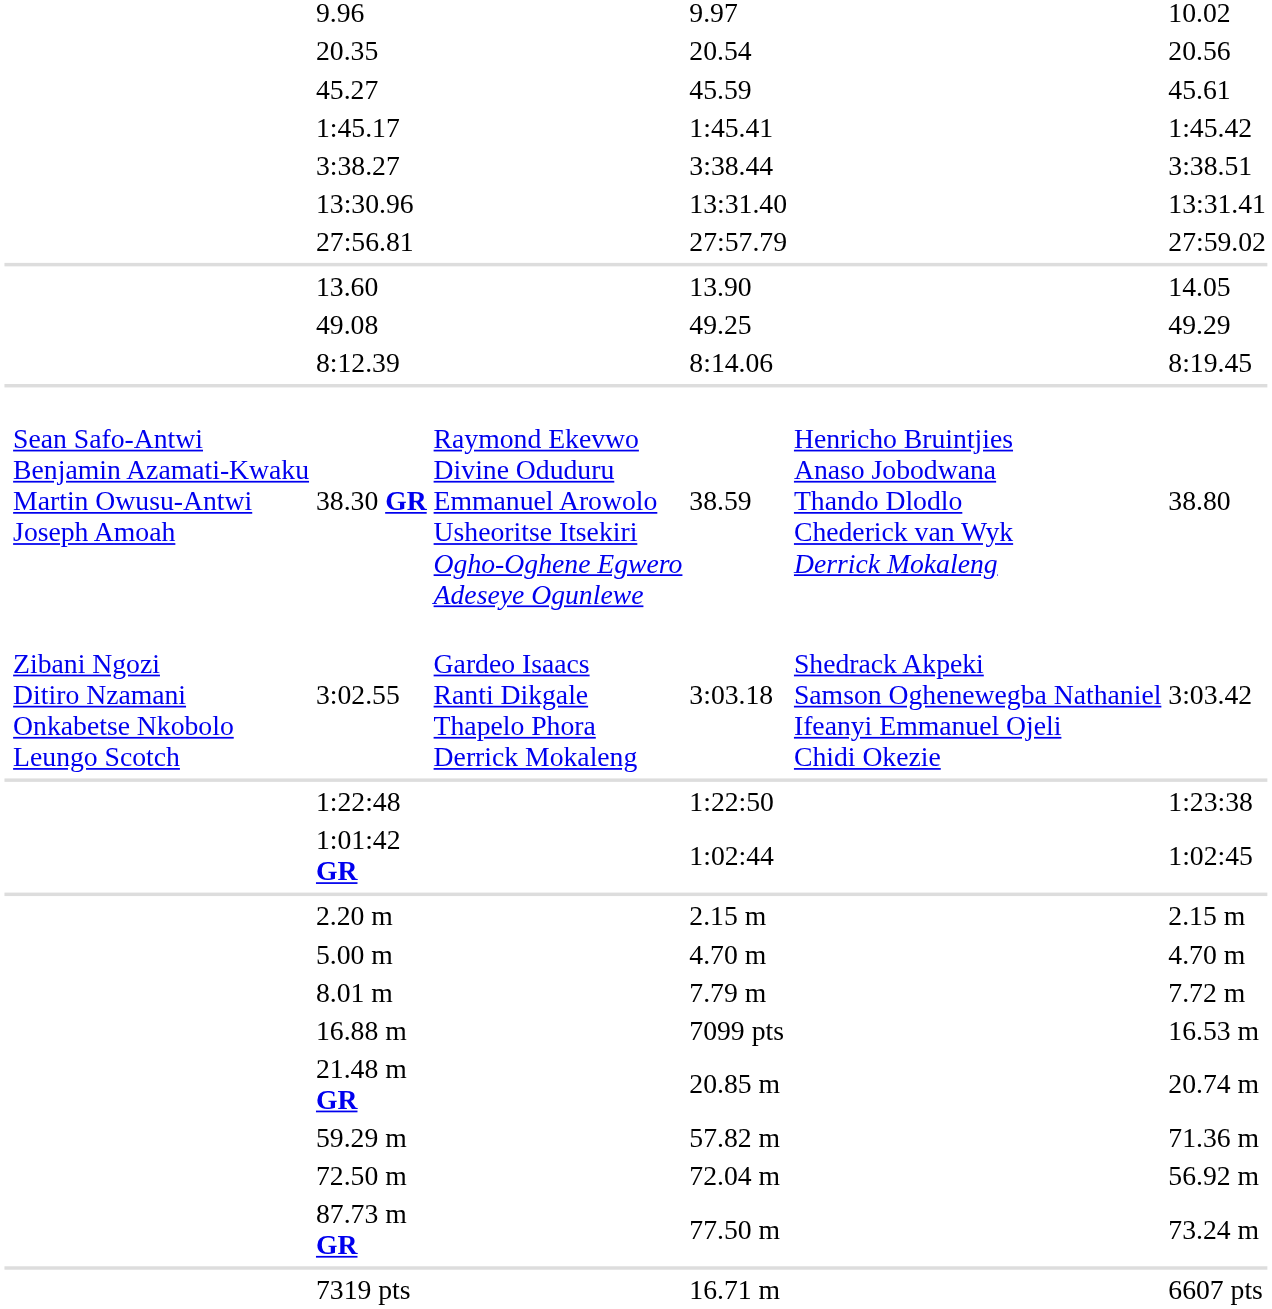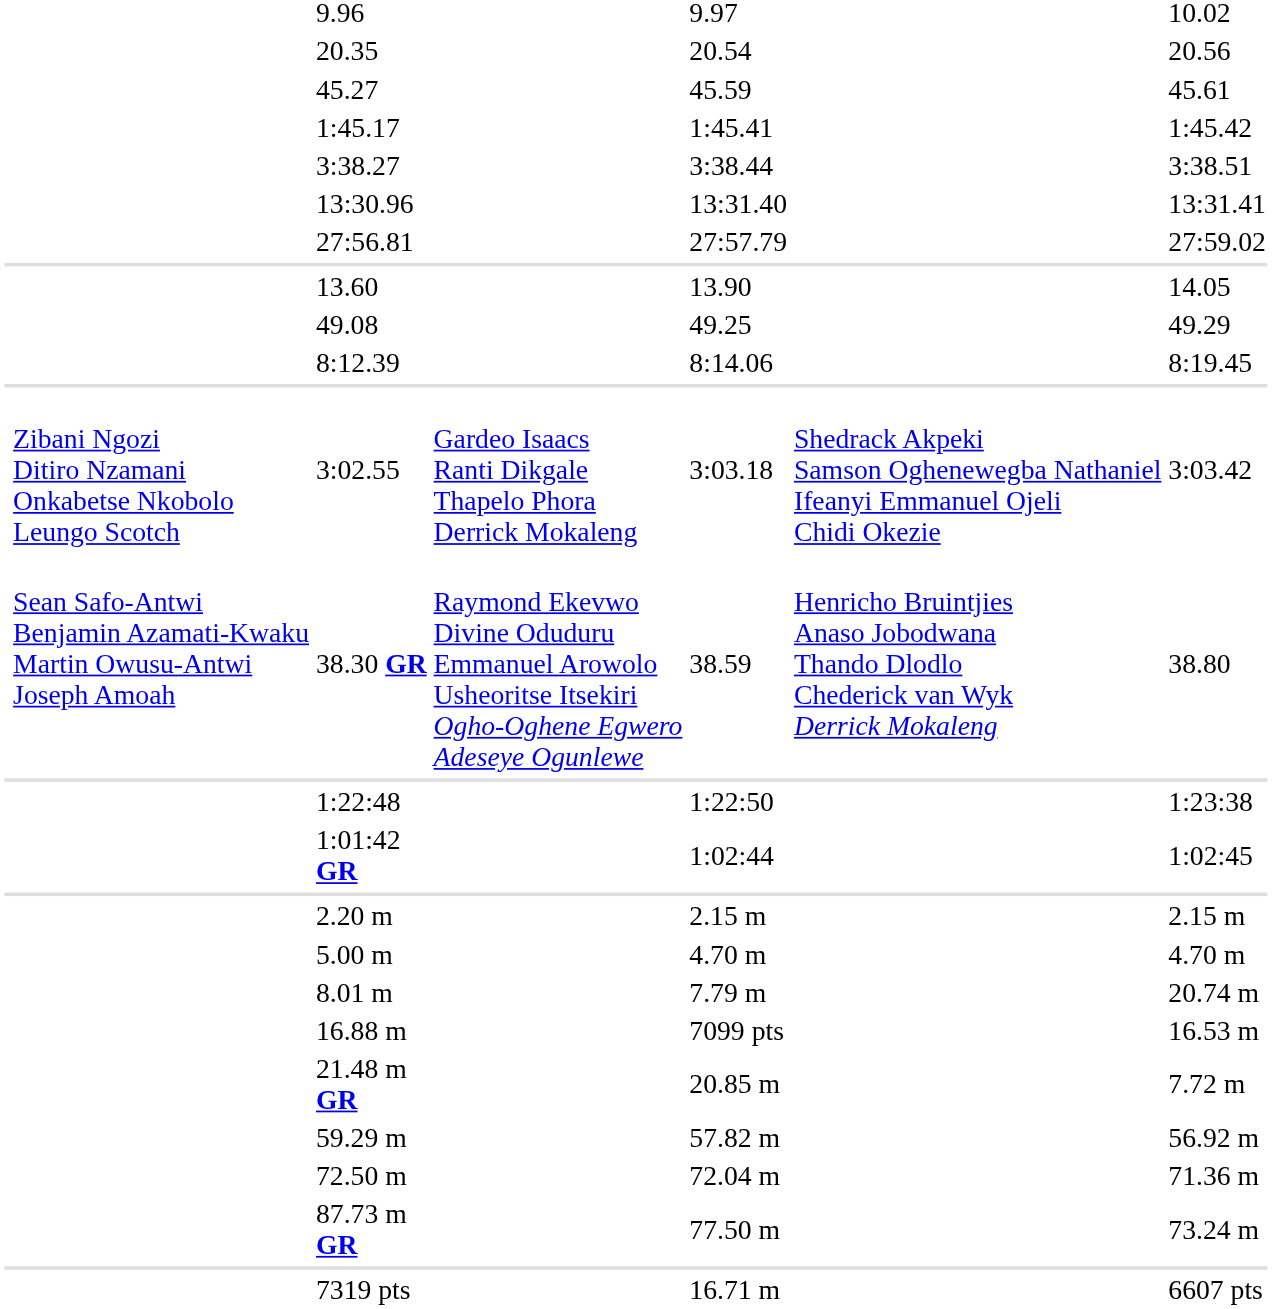rows swapped: (161, 485) <-> (123, 710)
(1207, 992) 7.72 m -> (1214, 992) 20.74 m
(1214, 1084) 20.74 m -> (1207, 1084) 7.72 m
(1214, 1137) 71.36 m -> (1214, 1137) 56.92 m
(1214, 1175) 56.92 m -> (1214, 1175) 71.36 m
